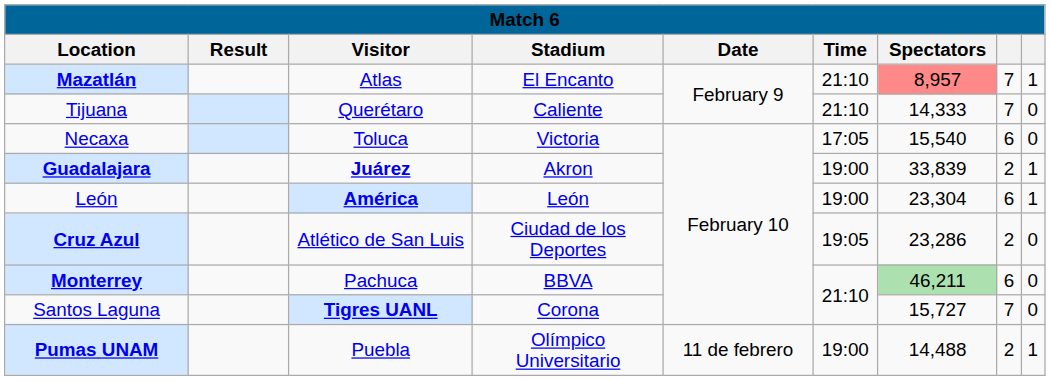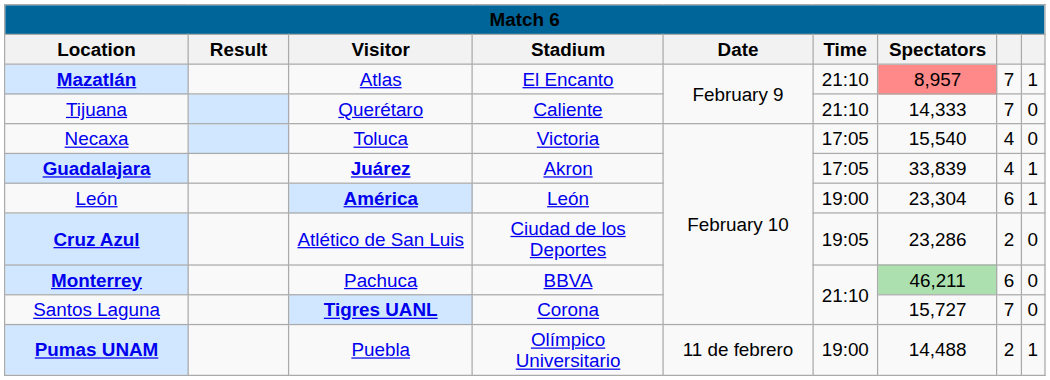(1009, 139) 6 -> (1009, 139) 4
(845, 169) 19:00 -> (845, 169) 17:05
(1009, 169) 2 -> (1009, 169) 4
